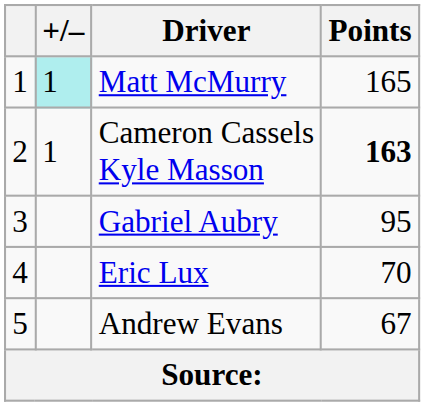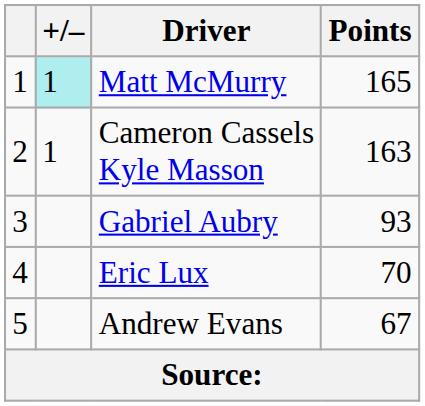(388, 151) bold -> (388, 151) normal
(396, 221) 95 -> (396, 221) 93
